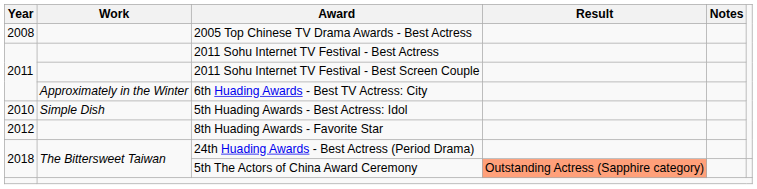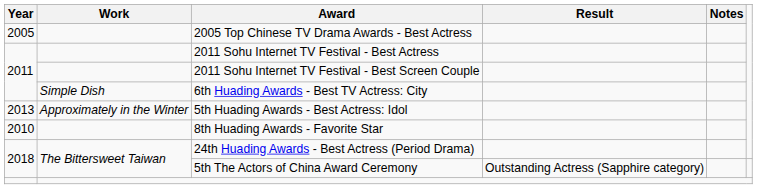(21, 33) 2008 -> (21, 33) 2005
(114, 91) Approximately in the Winter -> (72, 91) Simple Dish
(21, 110) 2010 -> (21, 110) 2013
(72, 110) Simple Dish -> (114, 110) Approximately in the Winter
(21, 129) 2012 -> (21, 129) 2010
(595, 168) lightsalmon background -> (595, 168) no background
